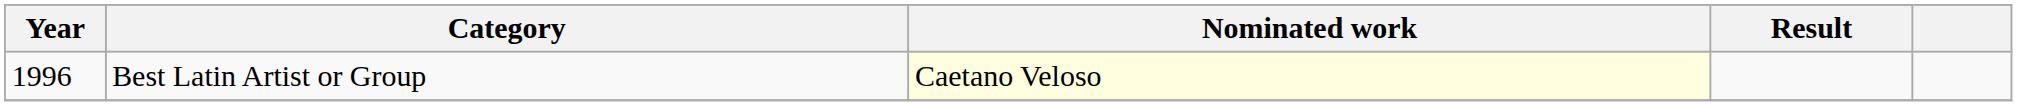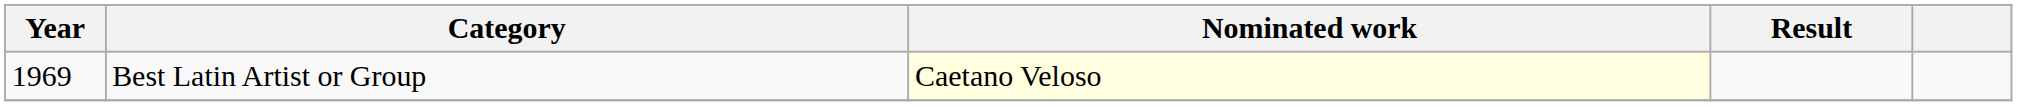(42, 75) 1996 -> (42, 75) 1969
